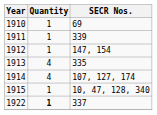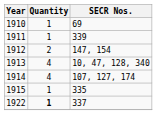(49, 50) 1 -> (49, 50) 2
(79, 63) 335 -> (111, 63) 10, 47, 128, 340
(111, 90) 10, 47, 128, 340 -> (79, 90) 335
